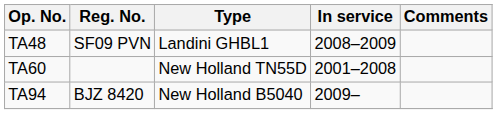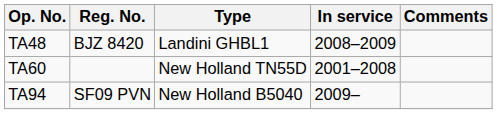(112, 43) SF09 PVN -> (109, 43) BJZ 8420
(109, 95) BJZ 8420 -> (112, 95) SF09 PVN
